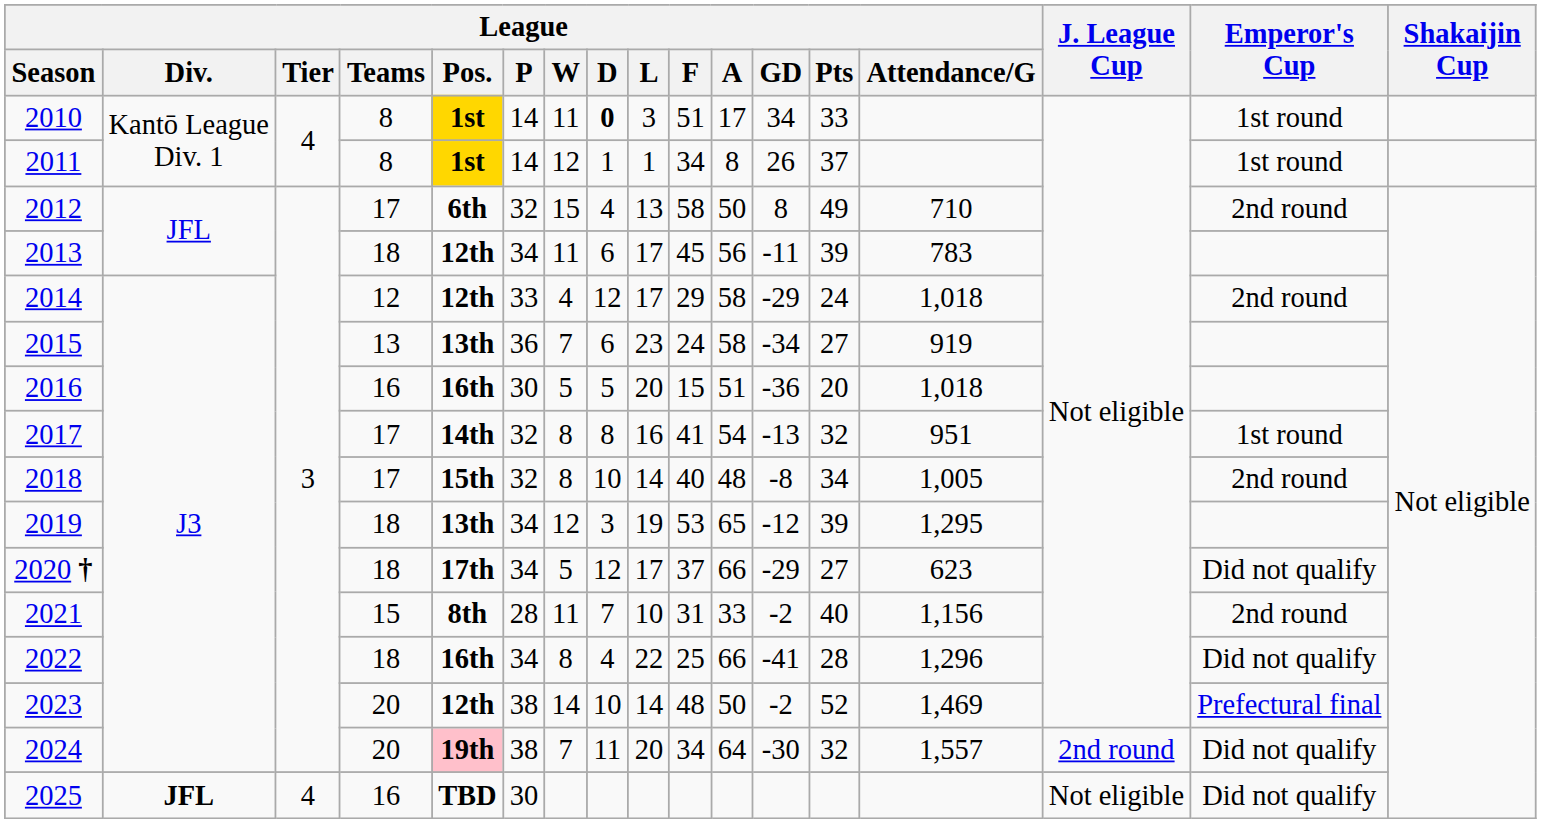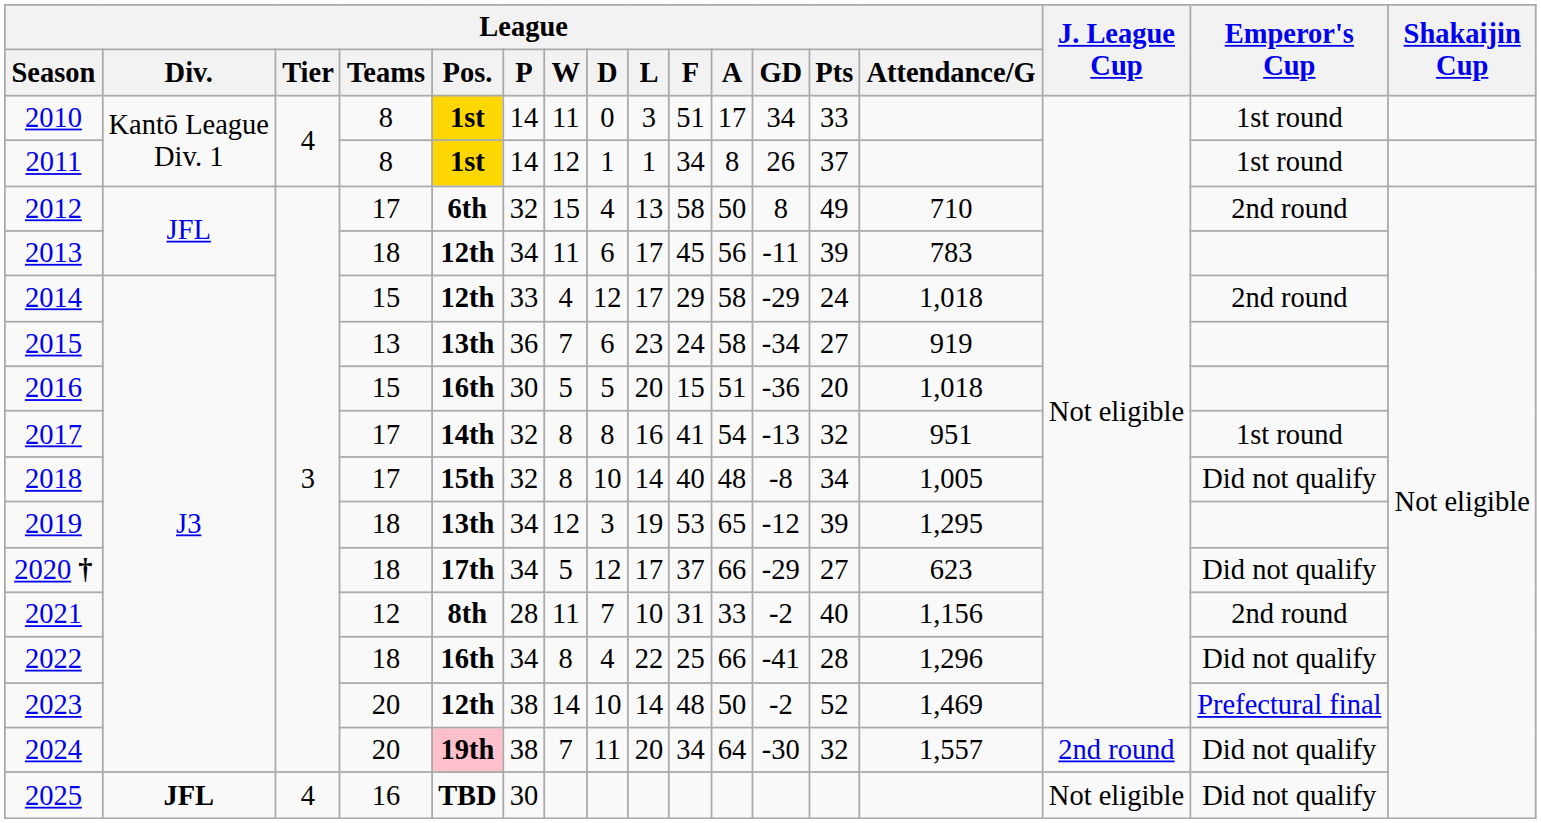(607, 117) bold -> (607, 117) normal
(386, 298) 12 -> (386, 298) 15
(386, 388) 16 -> (386, 388) 15
(1289, 478) 2nd round -> (1289, 478) Did not qualify
(386, 614) 15 -> (386, 614) 12
